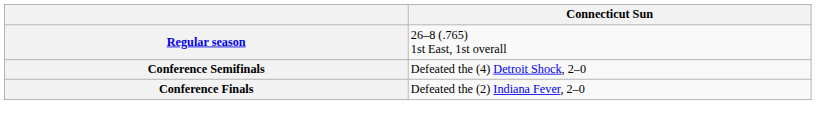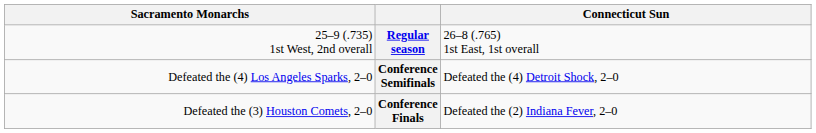+ column: (190, 14)
